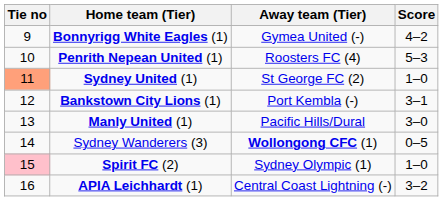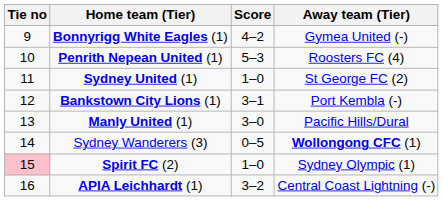columns swapped: (416, 15) <-> (313, 15)
(27, 79) lightsalmon background -> (27, 79) no background
